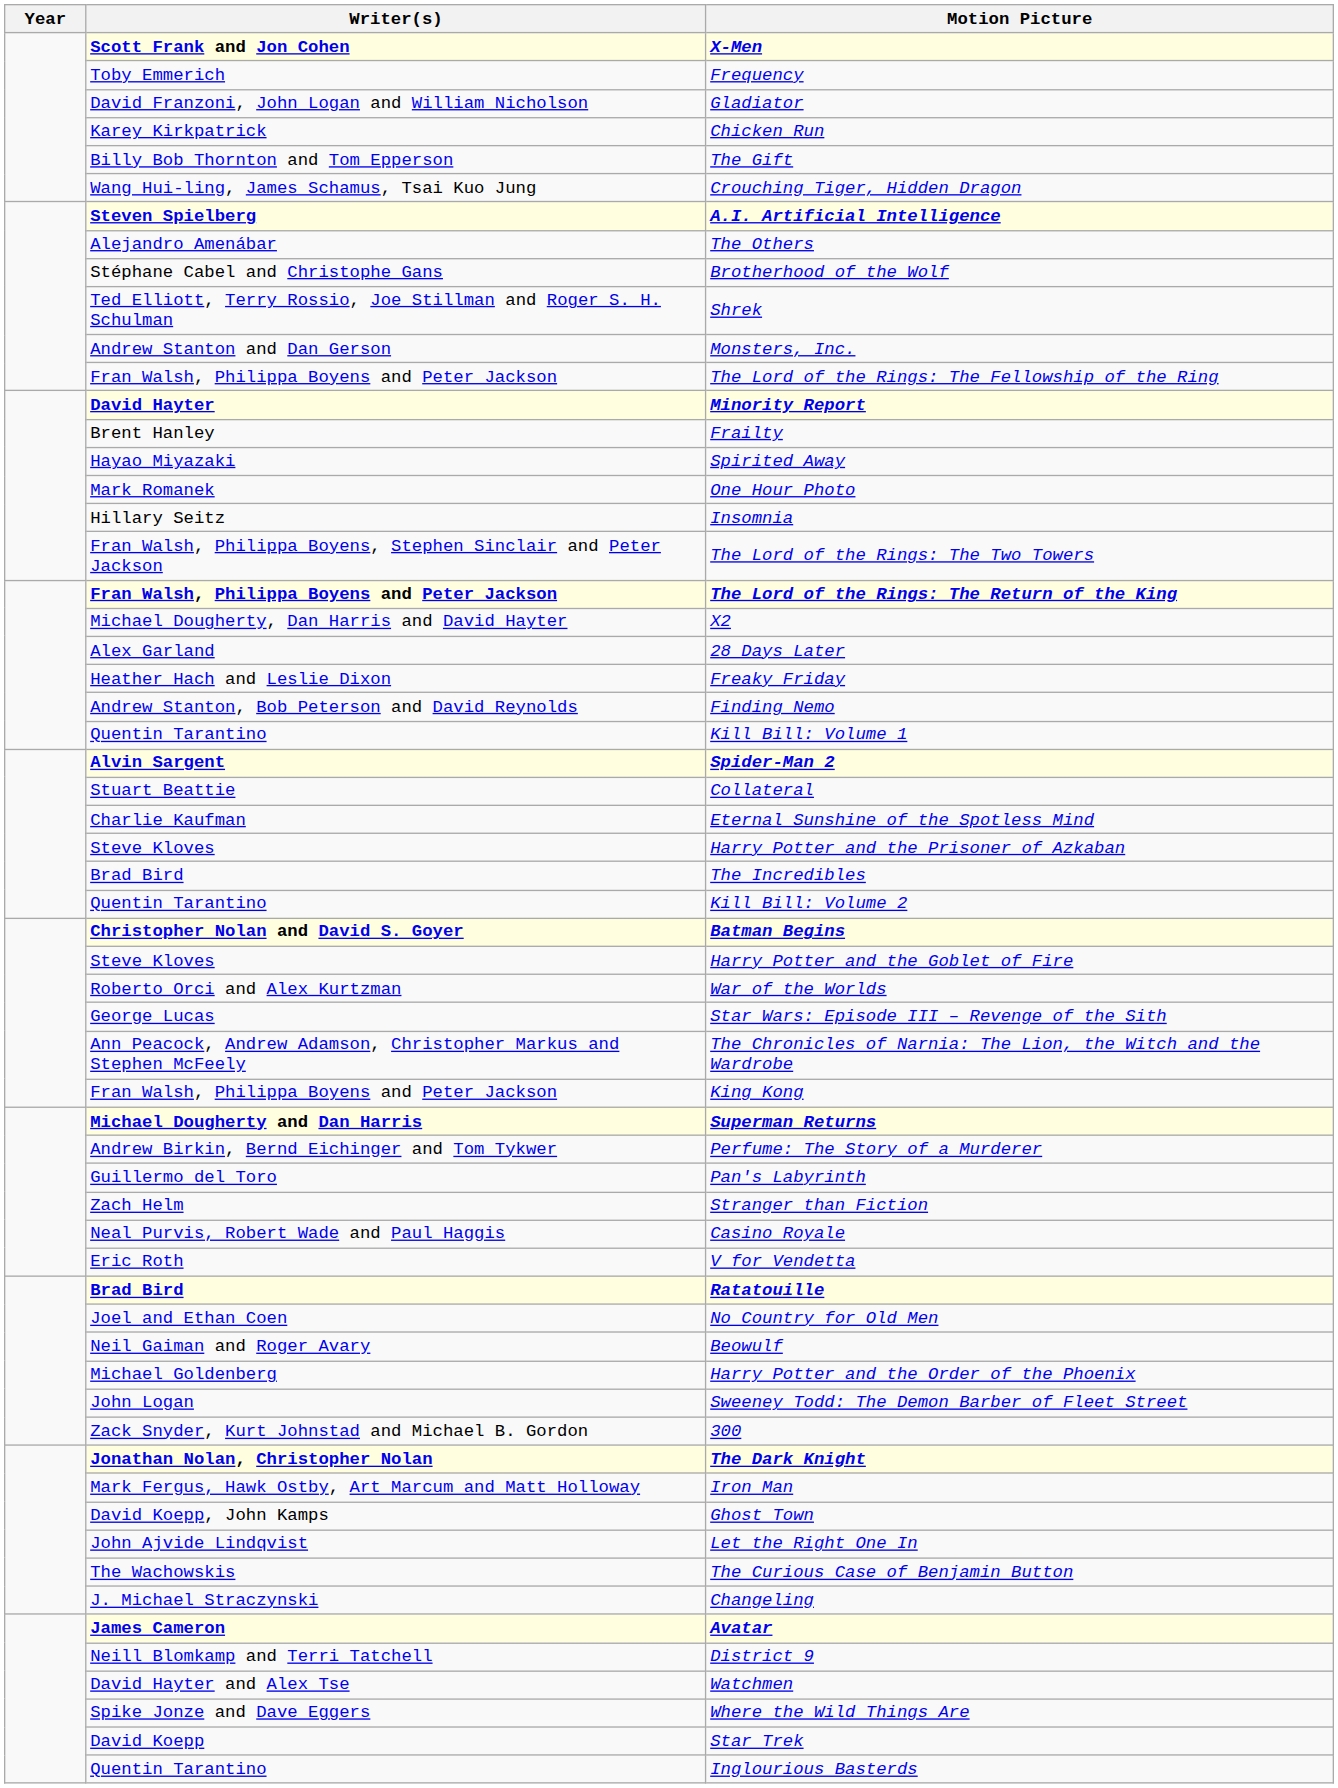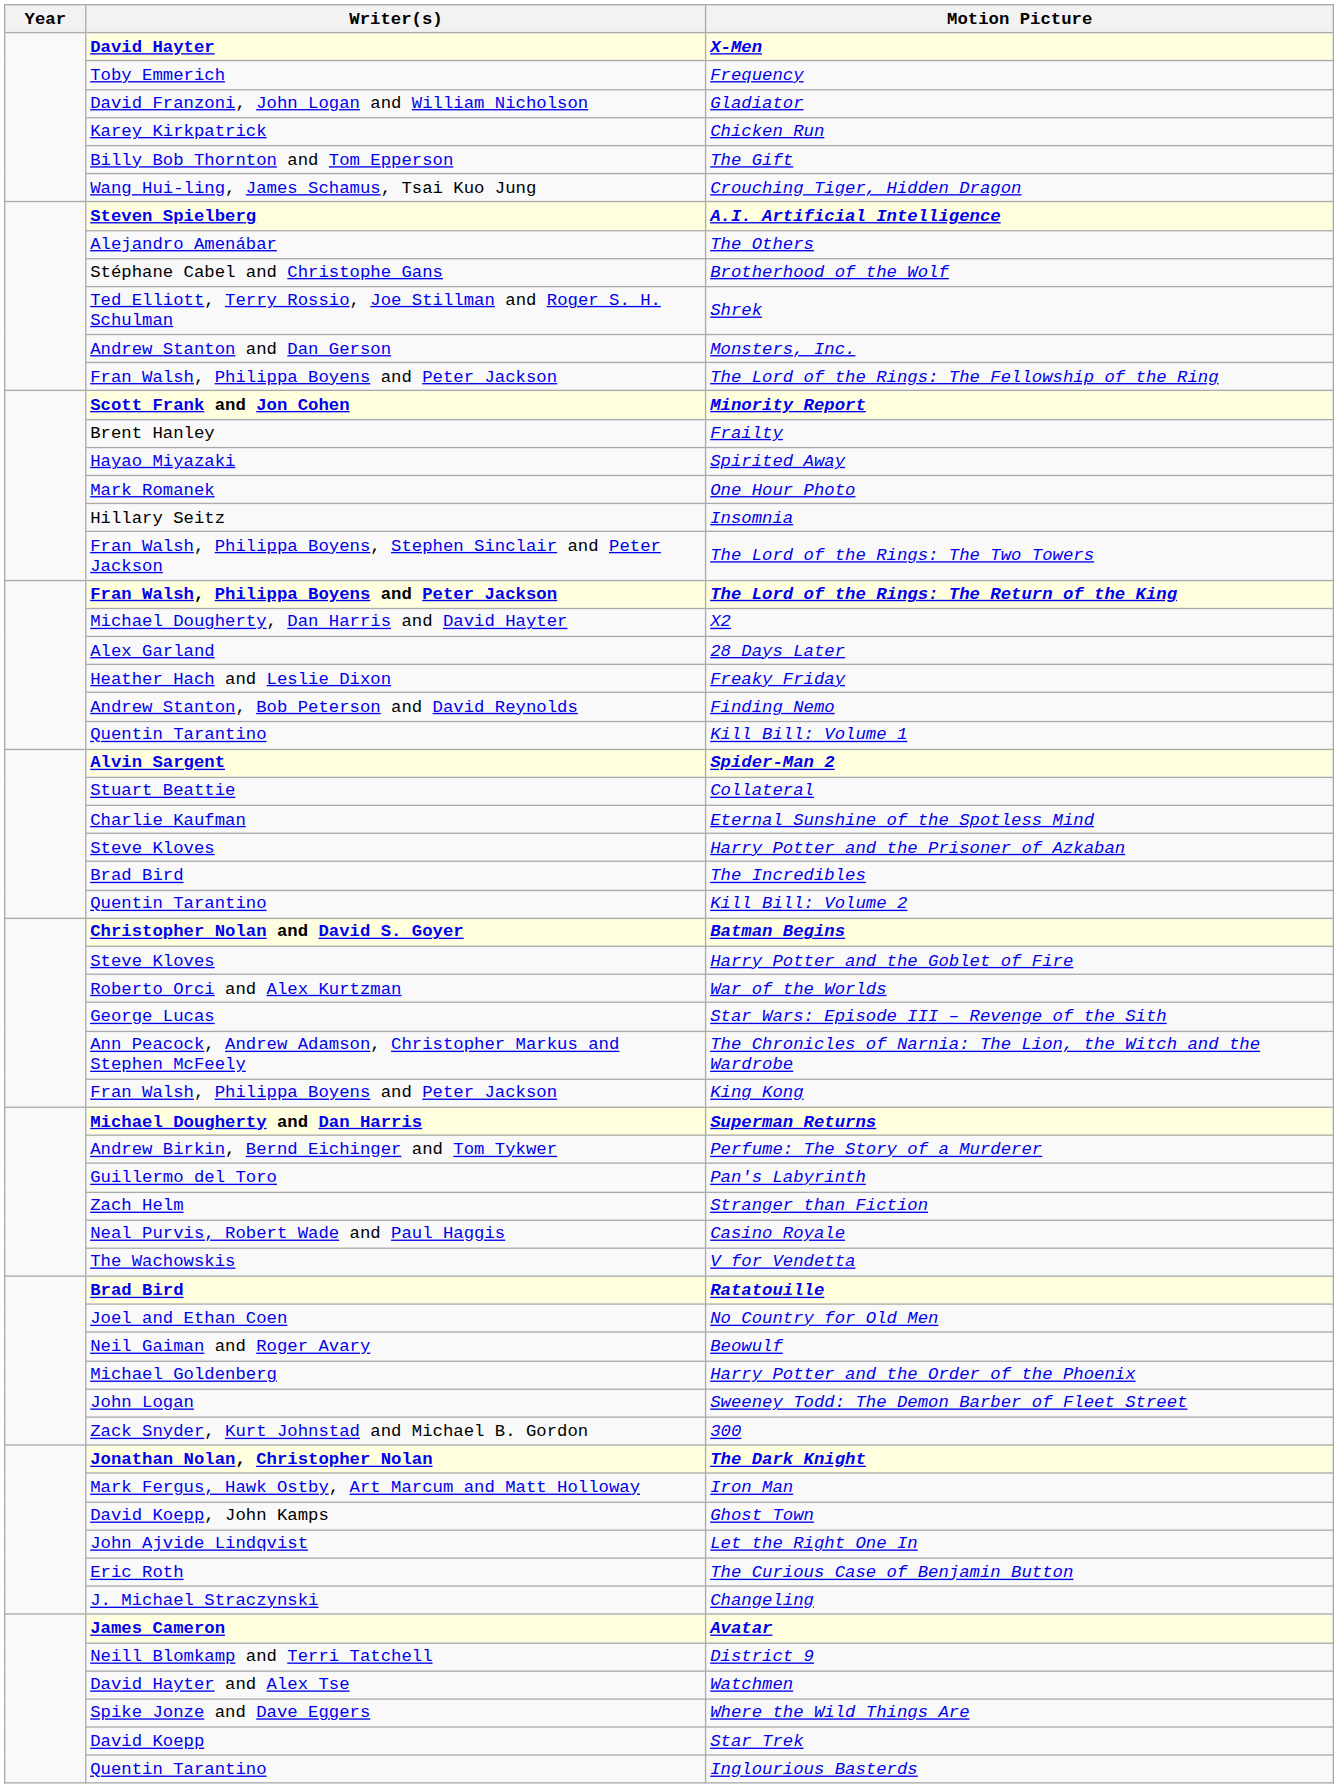(220, 47) Scott Frank and Jon Cohen -> (152, 47) David Hayter
(152, 405) David Hayter -> (220, 405) Scott Frank and Jon Cohen
(137, 1262) Eric Roth -> (163, 1262) The Wachowskis
(163, 1572) The Wachowskis -> (137, 1572) Eric Roth
